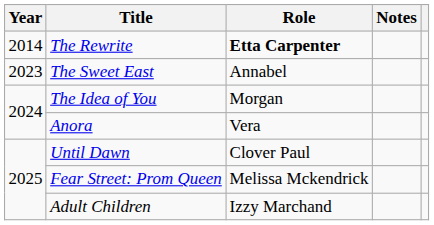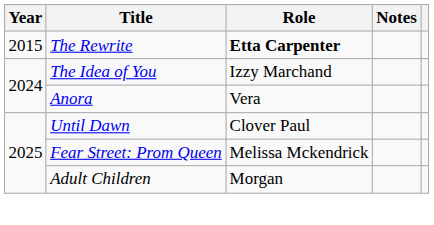(25, 44) 2014 -> (25, 44) 2015
- row: (102, 71)
(256, 98) Morgan -> (281, 71) Izzy Marchand
(281, 206) Izzy Marchand -> (256, 179) Morgan
